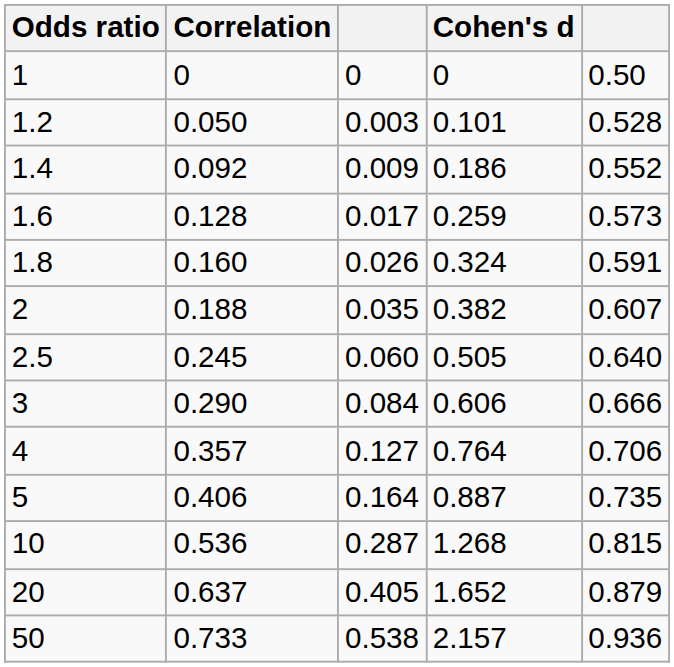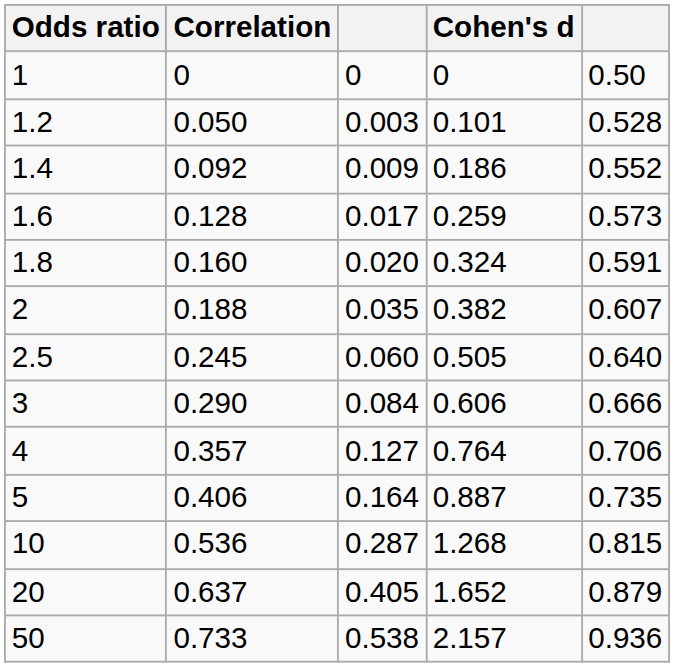(382, 262) 0.026 -> (382, 262) 0.020
